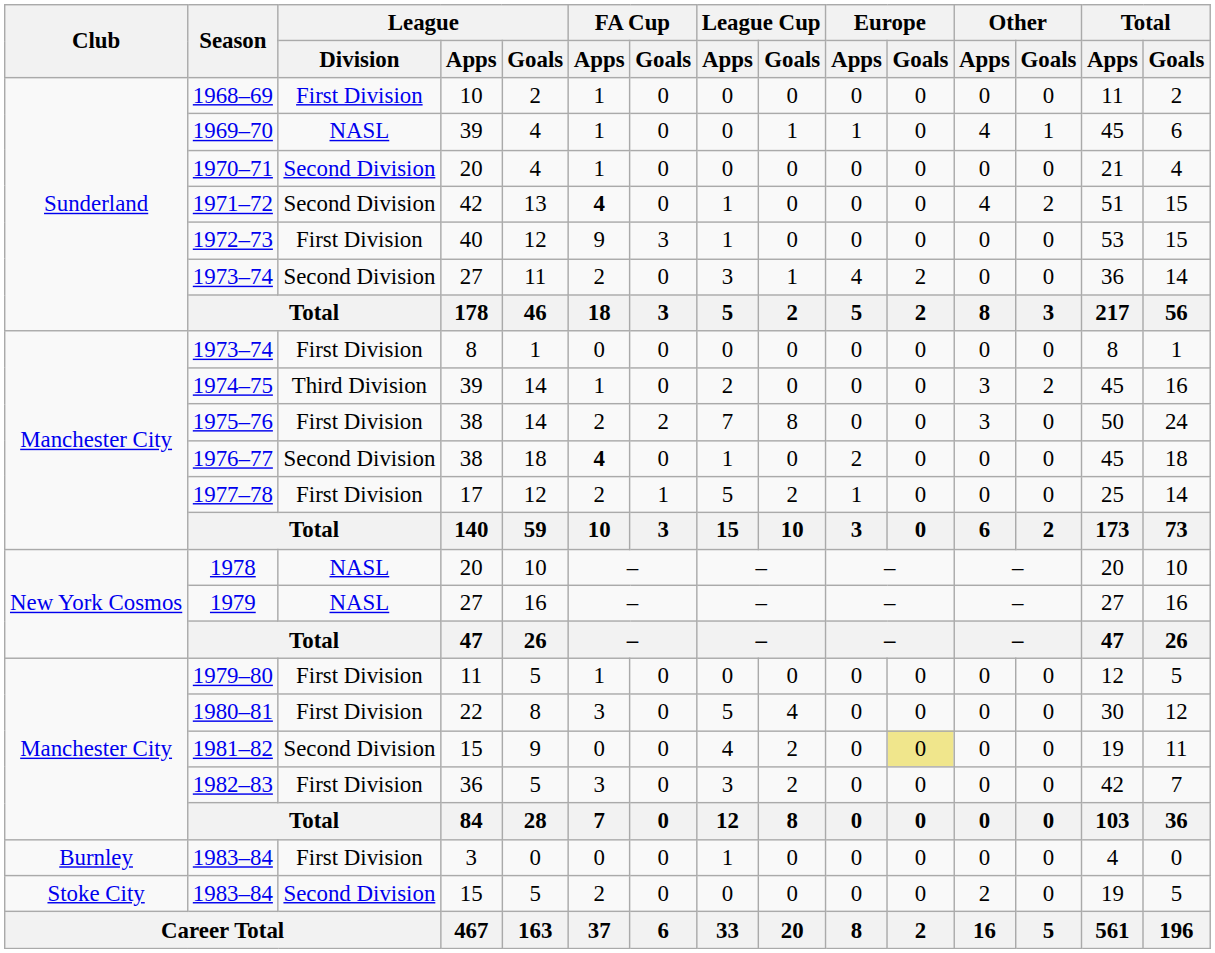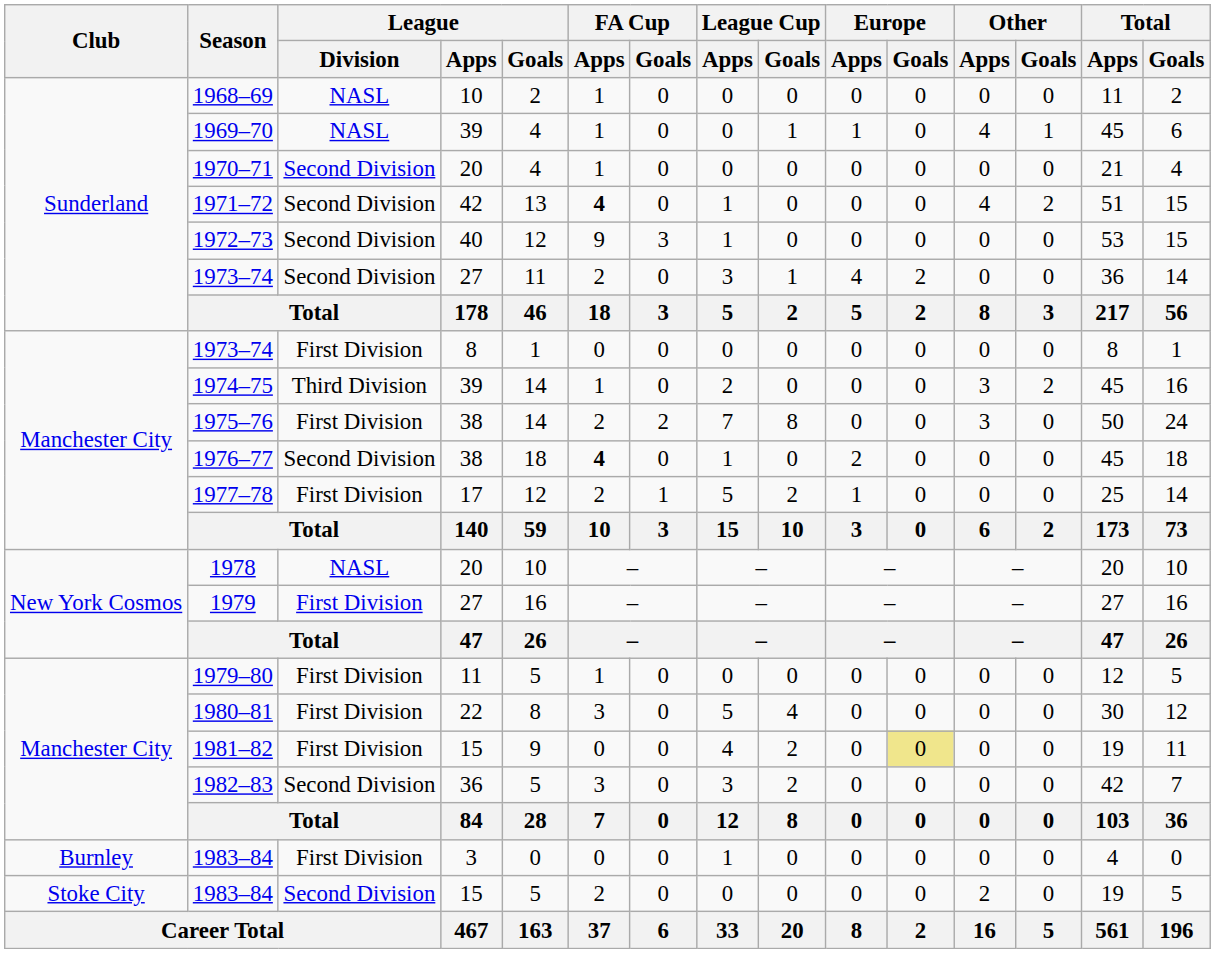(359, 95) First Division -> (359, 95) NASL
(359, 240) First Division -> (359, 240) Second Division
(359, 603) NASL -> (359, 603) First Division
(359, 748) Second Division -> (359, 748) First Division
(359, 784) First Division -> (359, 784) Second Division
